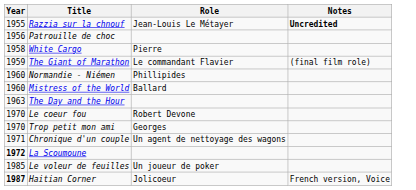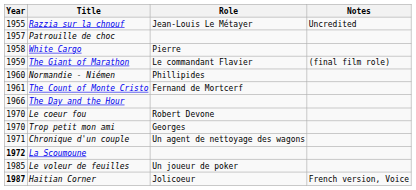(314, 24) bold -> (333, 24) normal
(16, 37) 1956 -> (16, 37) 1957
- row: (79, 88)
+ row: (89, 88)
(16, 101) 1963 -> (16, 101) 1966
